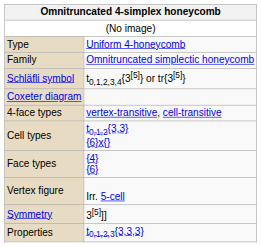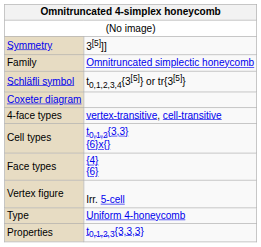rows swapped: (18, 44) <-> (30, 214)
